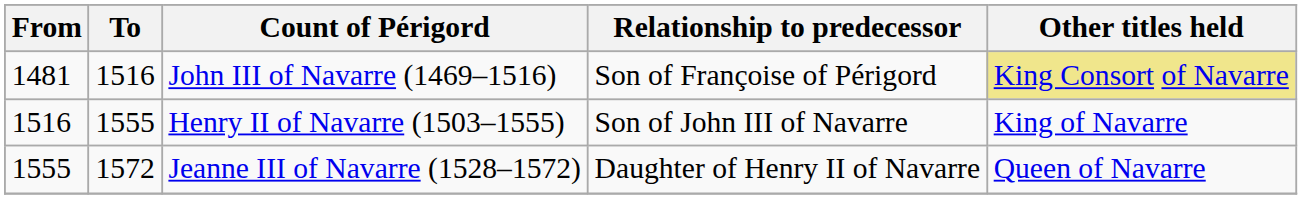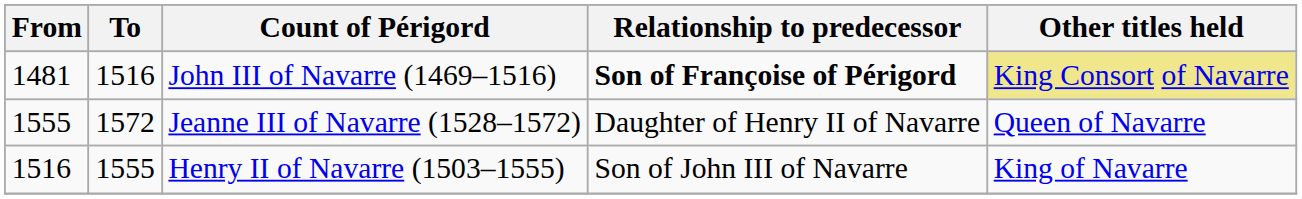(766, 74) normal -> (775, 74) bold
rows swapped: (366, 121) <-> (375, 168)
